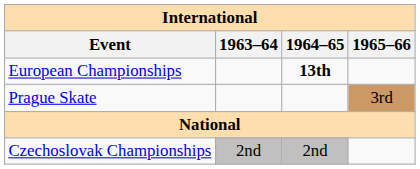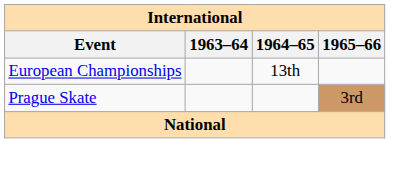(315, 71) bold -> (285, 71) normal
- row: (110, 151)
